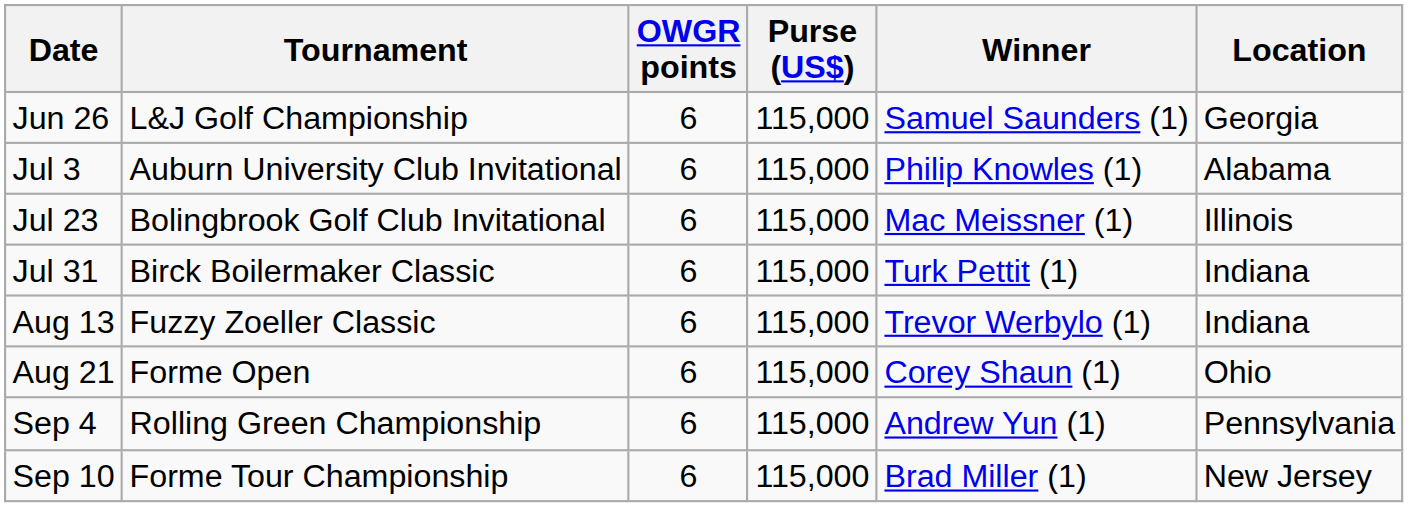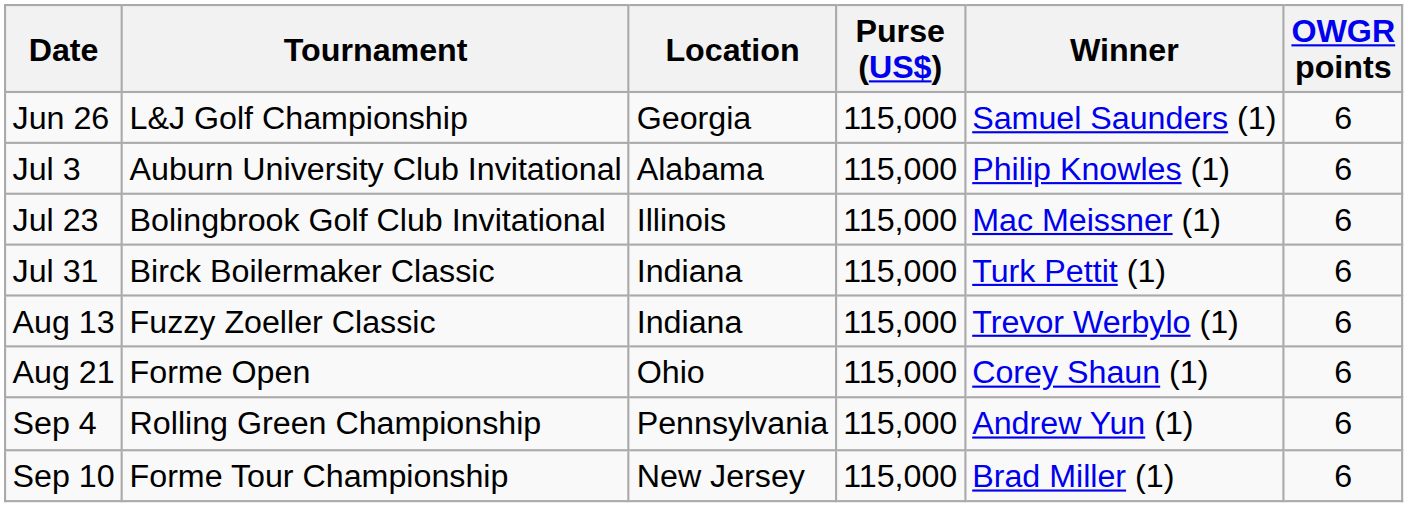columns swapped: (1299, 49) <-> (689, 49)
